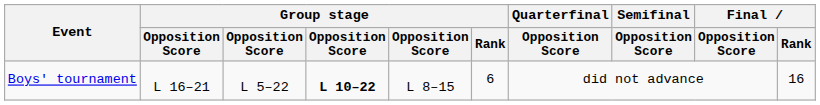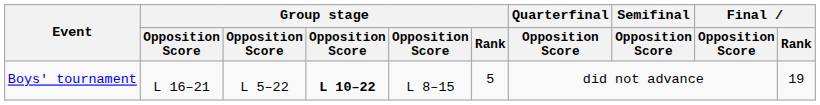(490, 80) 6 -> (490, 80) 5
(796, 80) 16 -> (796, 80) 19
